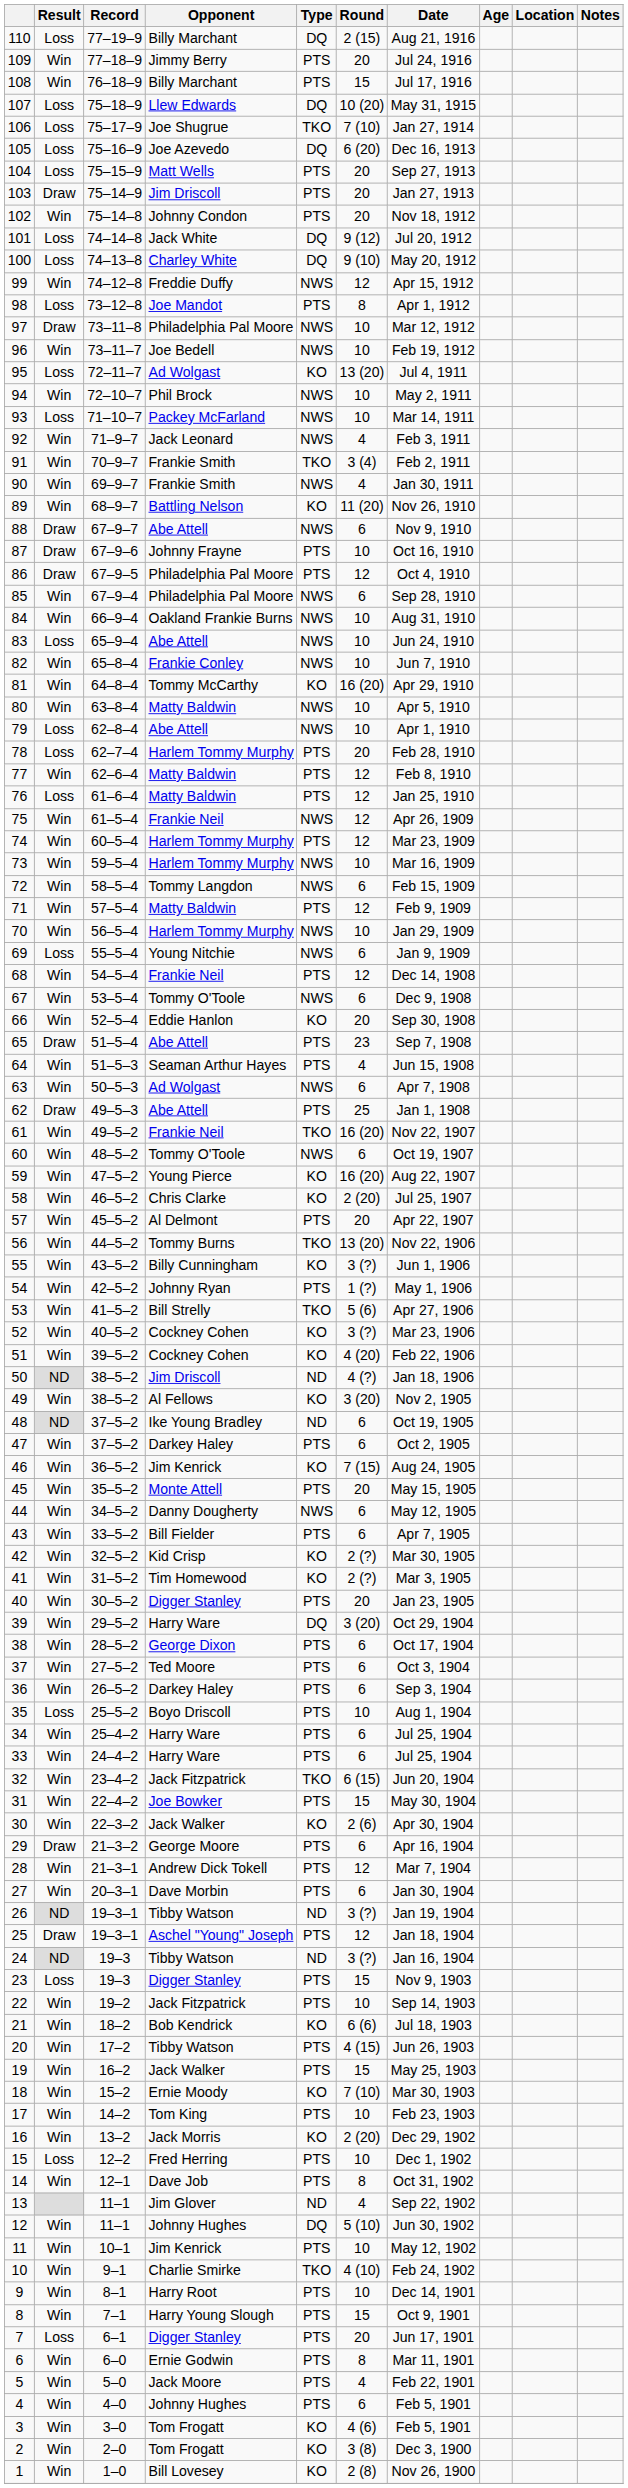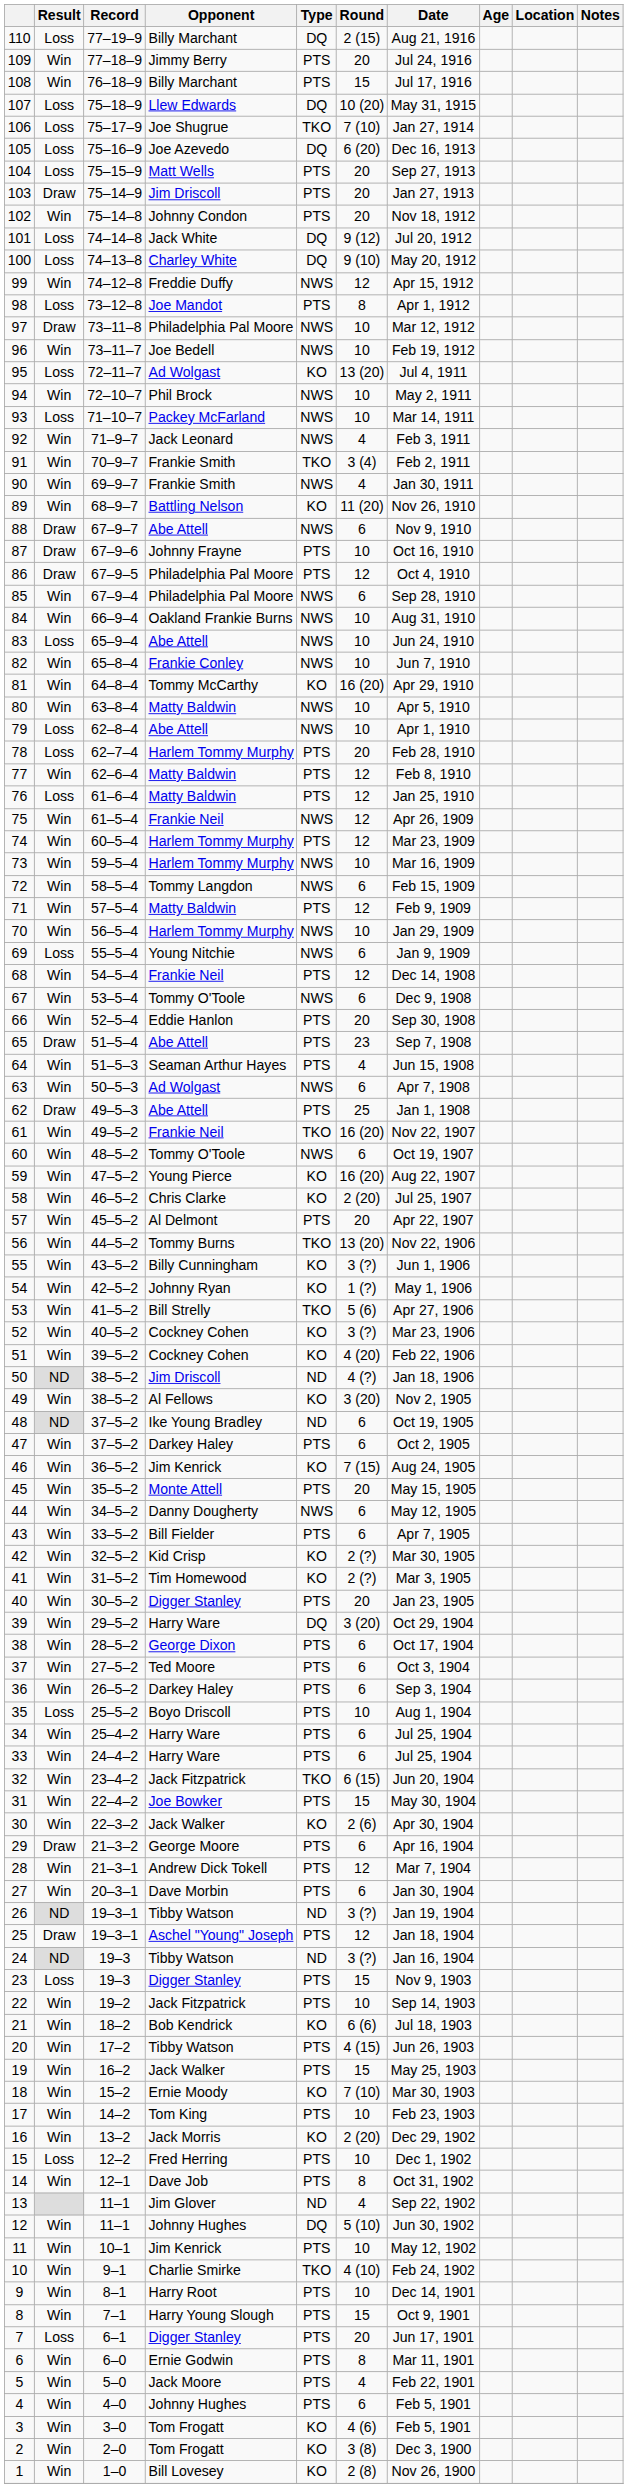(317, 1020) KO -> (317, 1020) PTS
(317, 1288) PTS -> (317, 1288) KO
